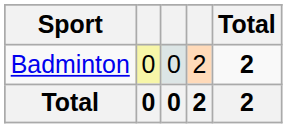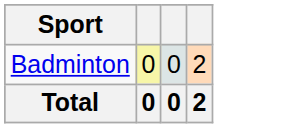- column: (247, 25)
